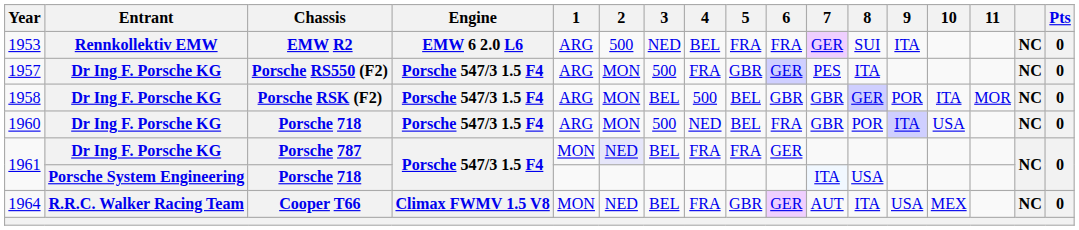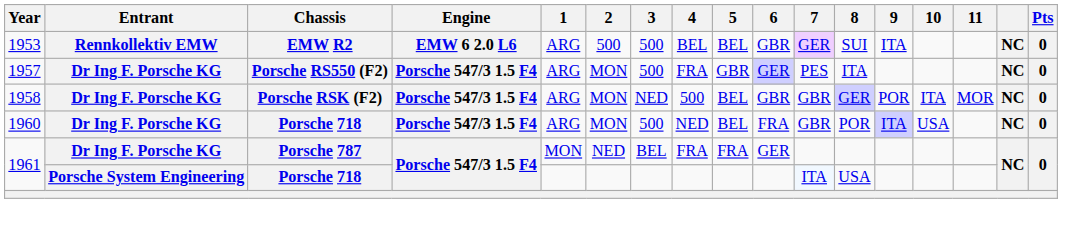(664, 44) NED -> (651, 44) 500
(746, 44) FRA -> (733, 44) BEL
(786, 44) FRA -> (774, 44) GBR
(664, 97) BEL -> (651, 97) NED
(621, 151) lavender background -> (608, 151) no background
- row: (24, 204)
